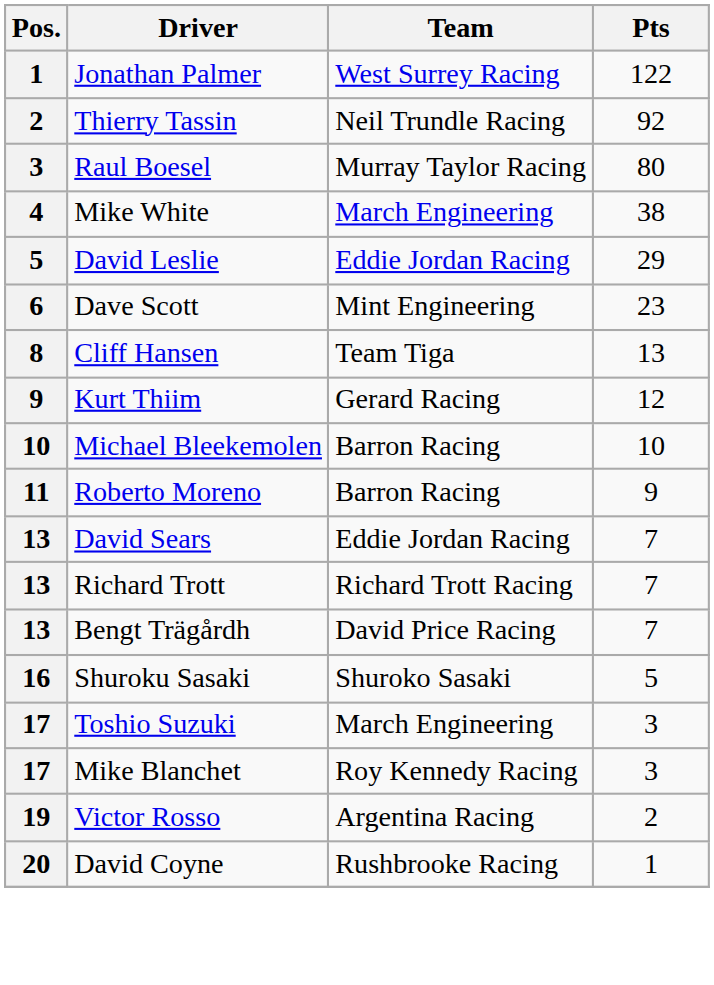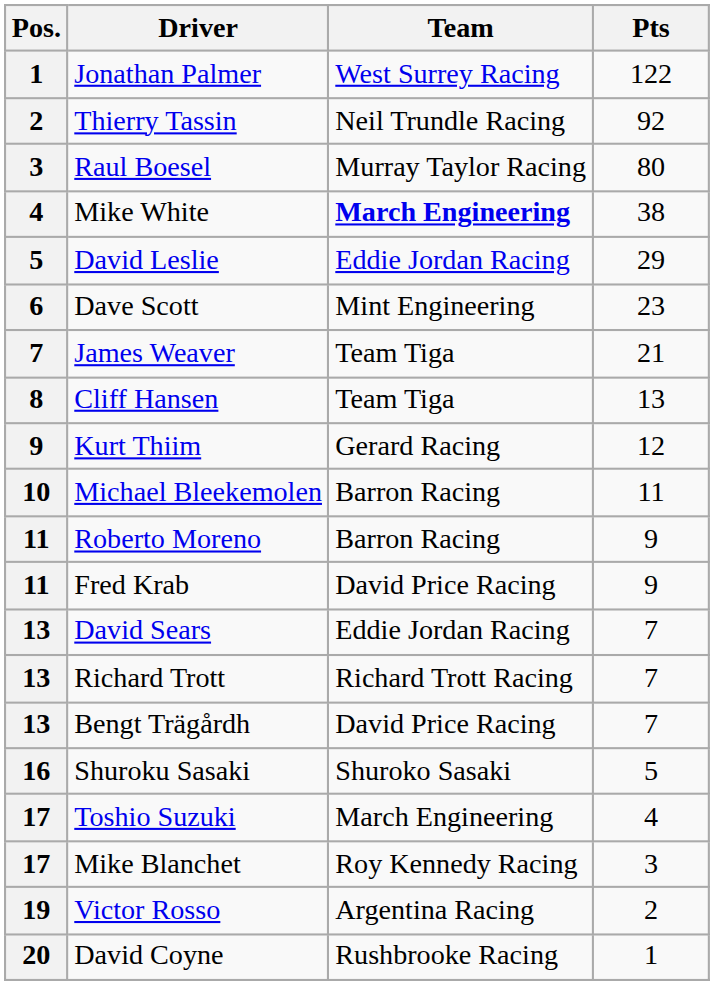(444, 213) normal -> (453, 213) bold
+ row: (155, 352)
(651, 445) 10 -> (651, 491) 11
+ row: (132, 584)
(651, 724) 3 -> (651, 816) 4
